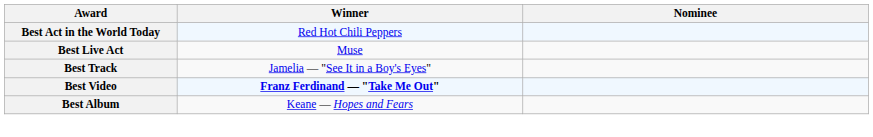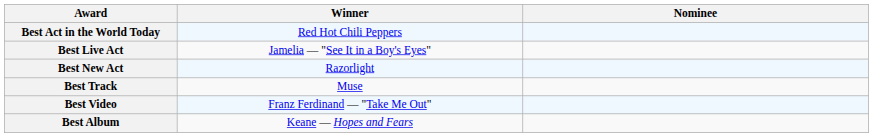(350, 50) Muse -> (350, 50) Jamelia — "See It in a Boy's Eyes"
+ row: (91, 68)
(350, 68) Jamelia — "See It in a Boy's Eyes" -> (350, 86) Muse
(350, 86) bold -> (350, 104) normal
